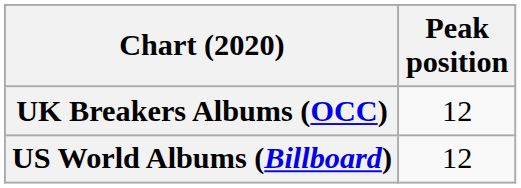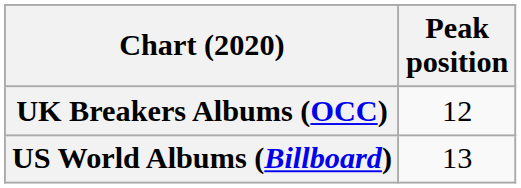(457, 158) 12 -> (457, 158) 13
